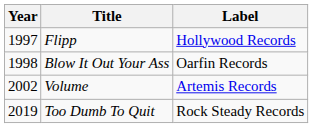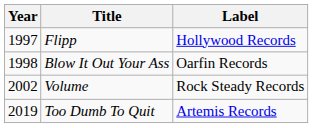(226, 87) Artemis Records -> (240, 87) Rock Steady Records
(240, 110) Rock Steady Records -> (226, 110) Artemis Records
